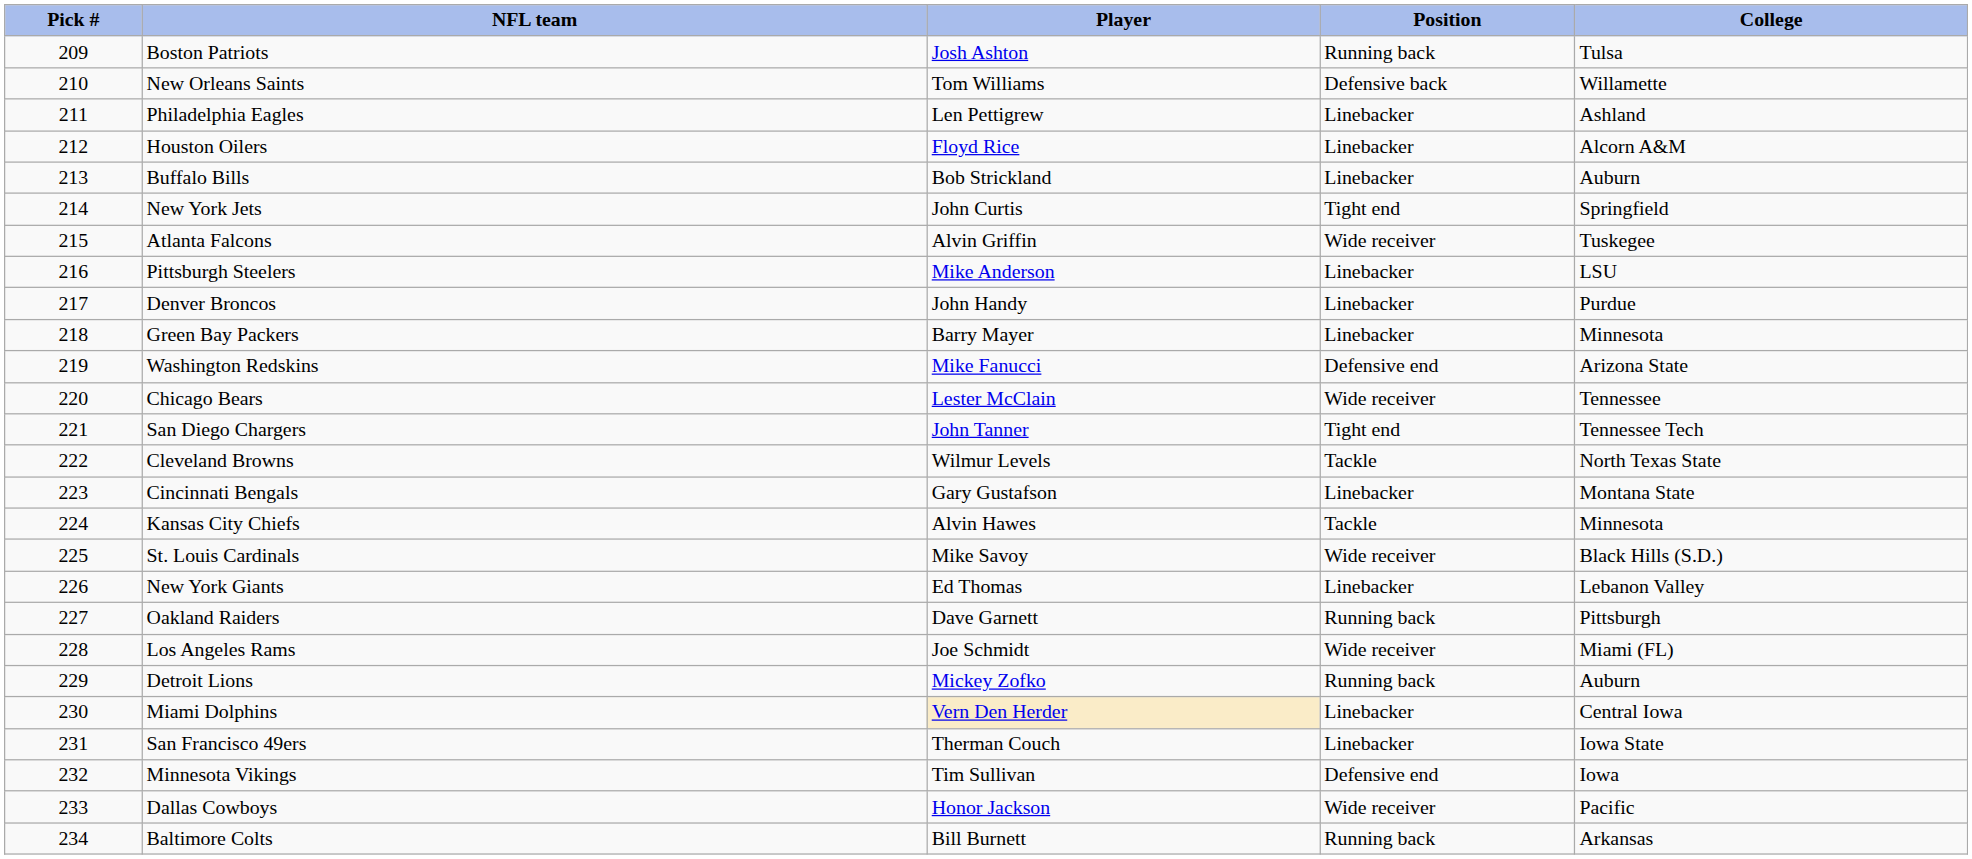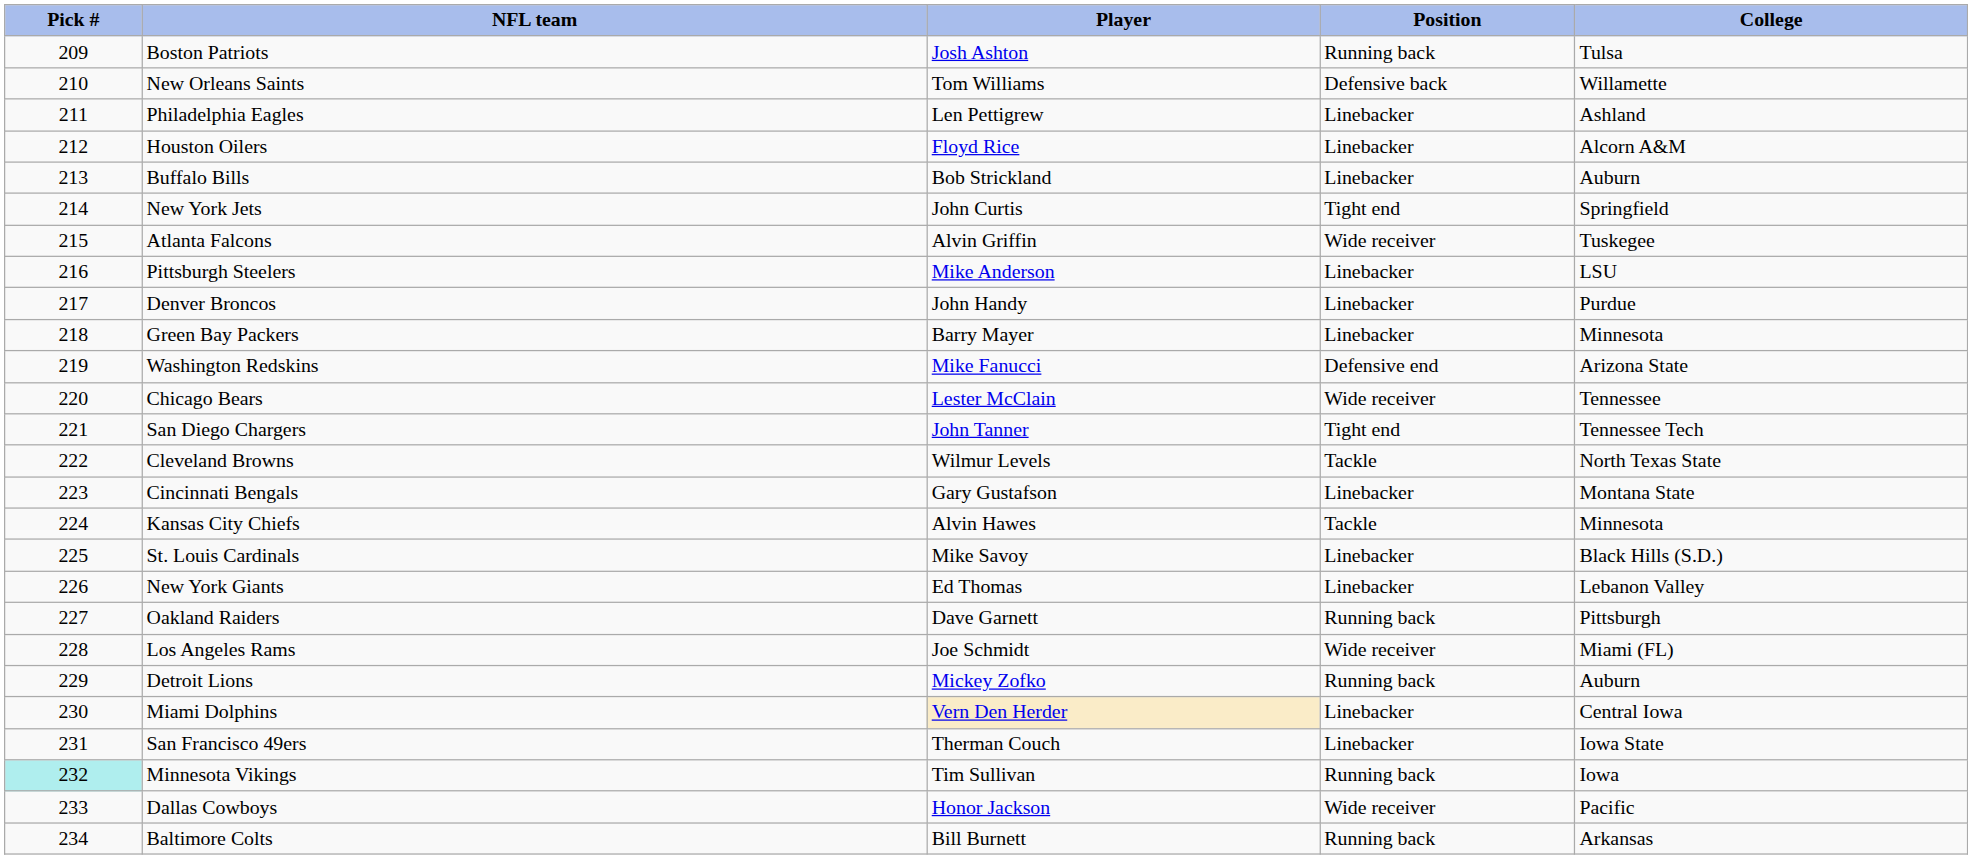(1380, 555) Wide receiver -> (1369, 555) Linebacker
(73, 775) no background -> (73, 775) paleturquoise background
(1381, 775) Defensive end -> (1380, 775) Running back
